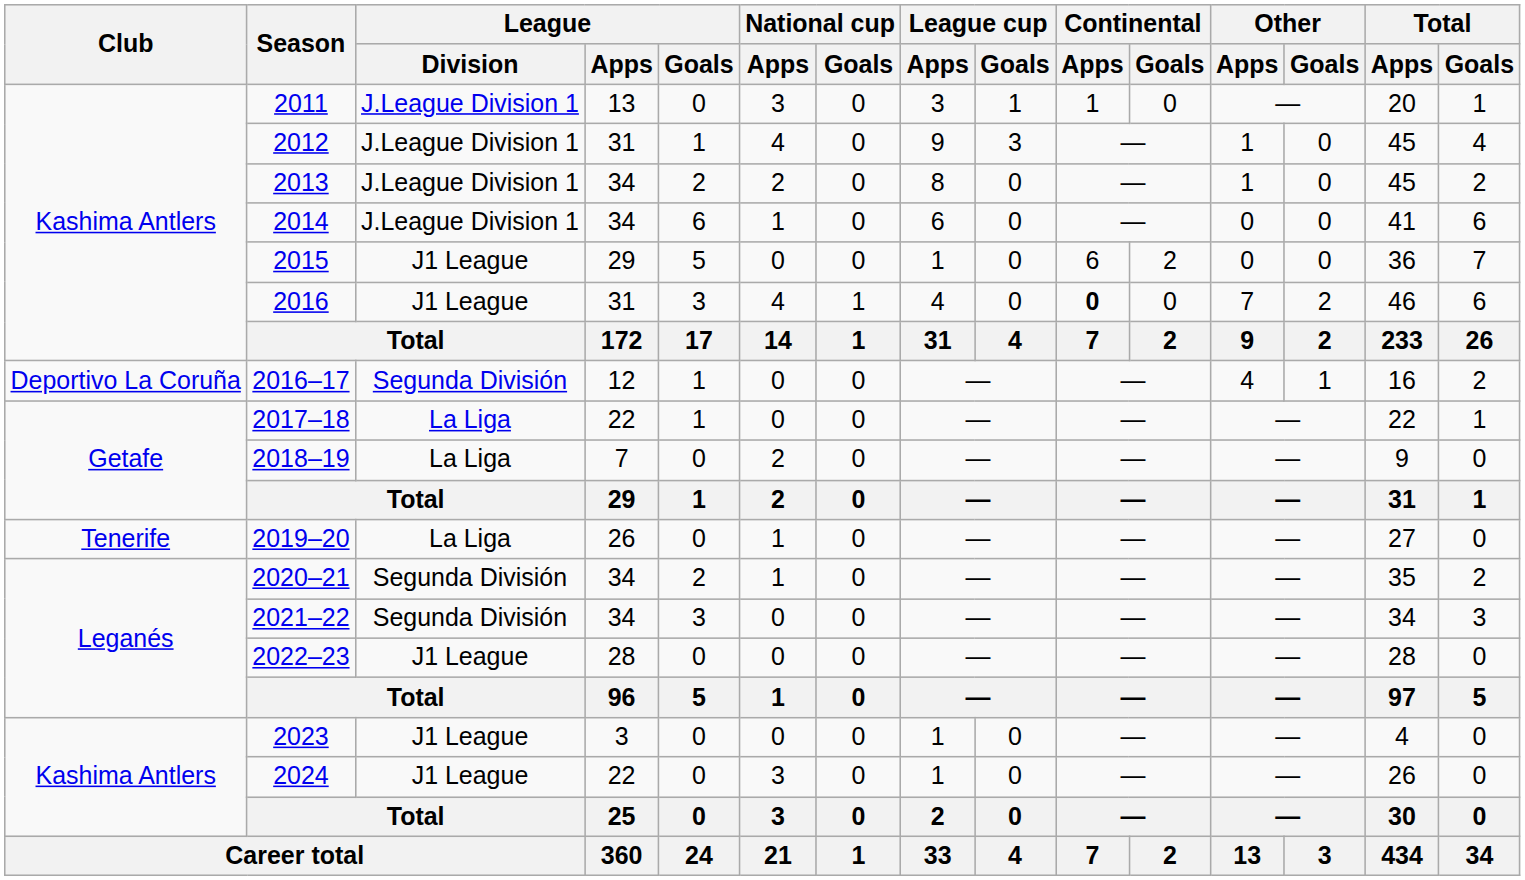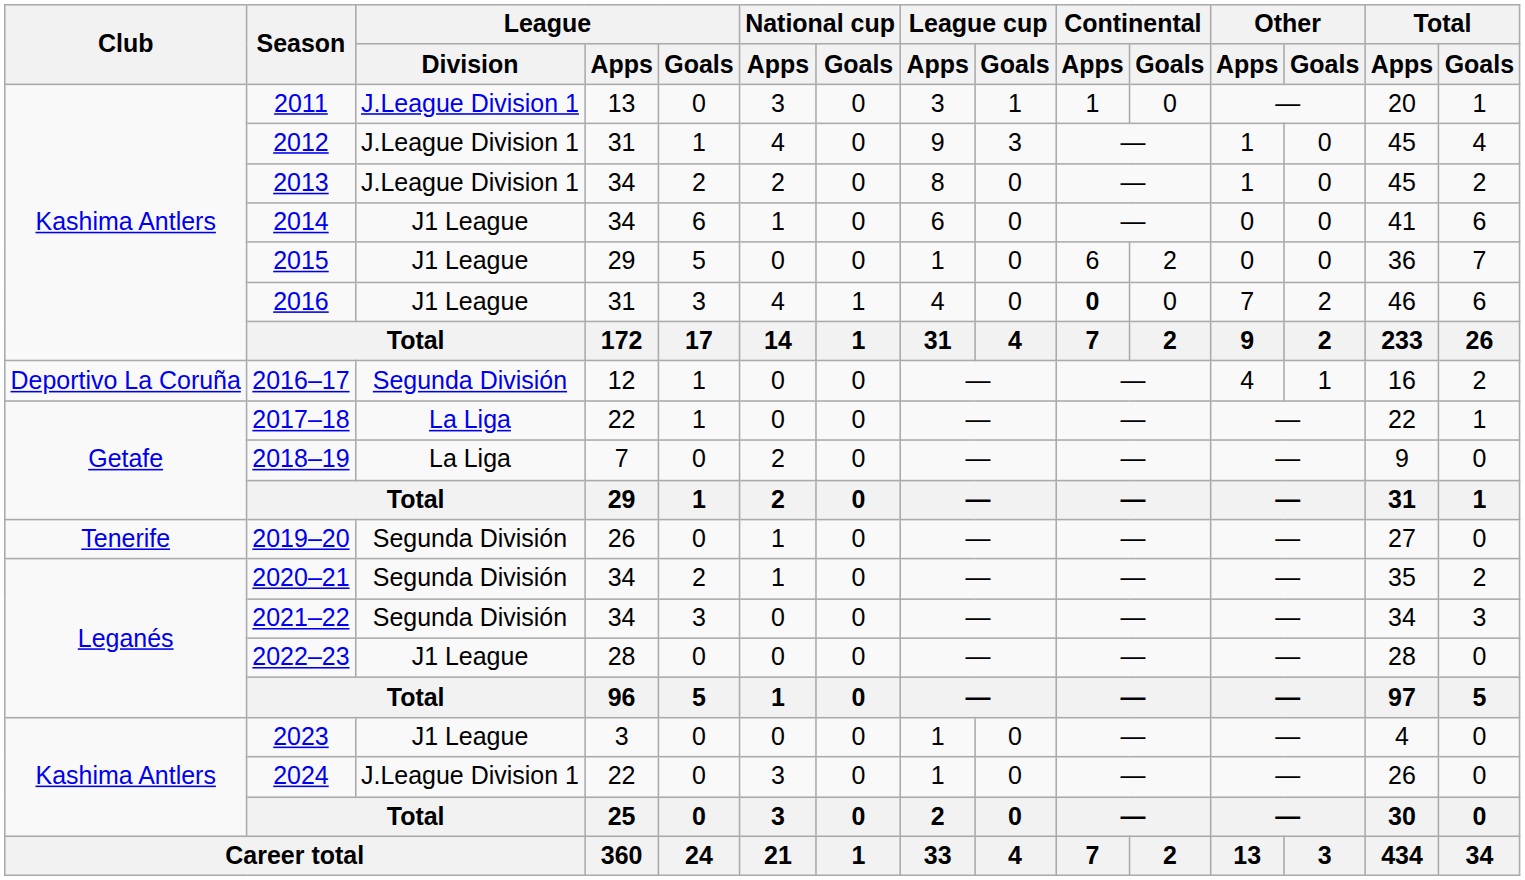(470, 222) J.League Division 1 -> (470, 222) J1 League
(470, 538) La Liga -> (470, 538) Segunda División
(470, 776) J1 League -> (470, 776) J.League Division 1
